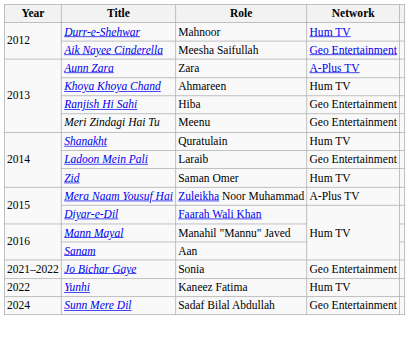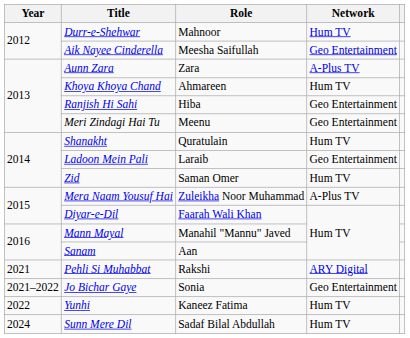+ row: (107, 269)
(353, 305) Geo Entertainment -> (330, 324) Hum TV
